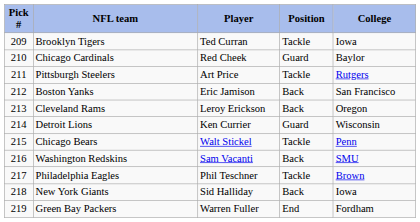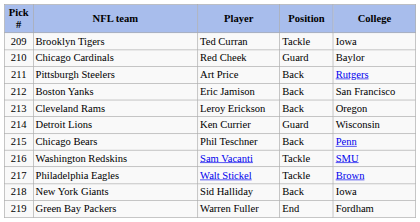(296, 74) Tackle -> (293, 74) Back
(226, 141) Walt Stickel -> (229, 141) Phil Teschner
(296, 141) Tackle -> (293, 141) Back
(293, 158) Back -> (296, 158) Tackle
(229, 175) Phil Teschner -> (226, 175) Walt Stickel
